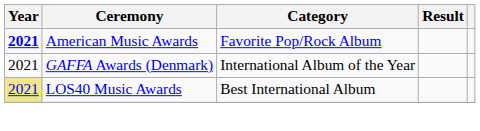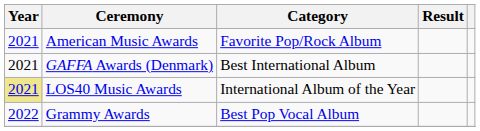(23, 41) bold -> (23, 41) normal
(318, 65) International Album of the Year -> (298, 65) Best International Album
(298, 89) Best International Album -> (318, 89) International Album of the Year
+ row: (98, 114)
